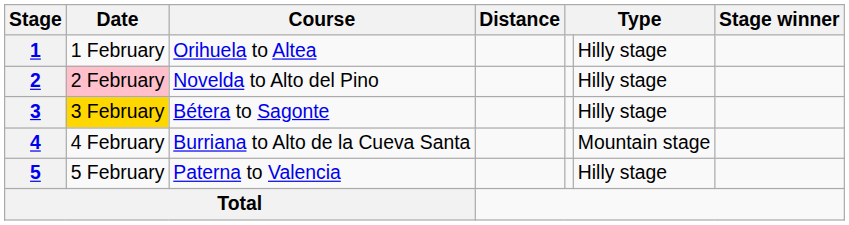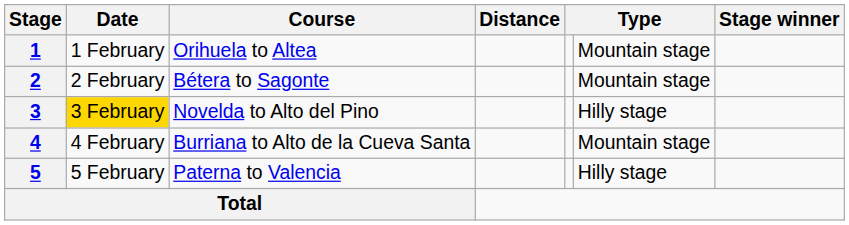(622, 50) Hilly stage -> (644, 50) Mountain stage
(118, 81) pink background -> (118, 81) no background
(276, 81) Novelda to Alto del Pino -> (251, 81) Bétera to Sagonte
(622, 81) Hilly stage -> (644, 81) Mountain stage
(251, 111) Bétera to Sagonte -> (276, 111) Novelda to Alto del Pino
